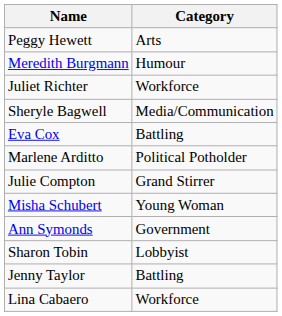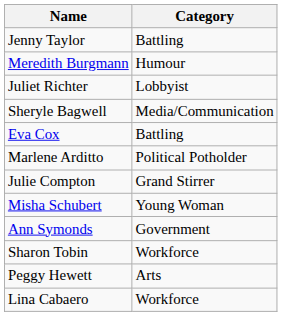rows swapped: (46, 275) <-> (50, 39)
(167, 87) Workforce -> (162, 87) Lobbyist
(162, 252) Lobbyist -> (167, 252) Workforce
